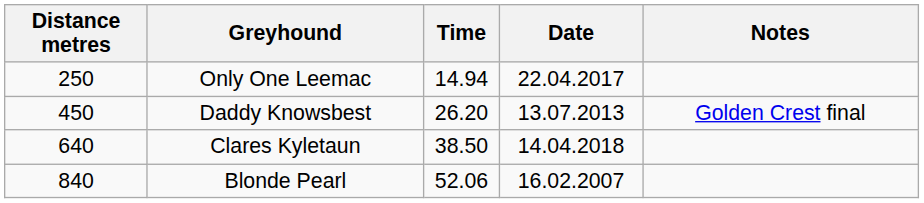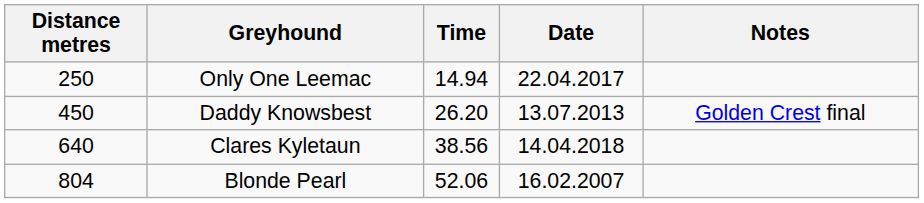(461, 146) 38.50 -> (461, 146) 38.56
(76, 180) 840 -> (76, 180) 804
